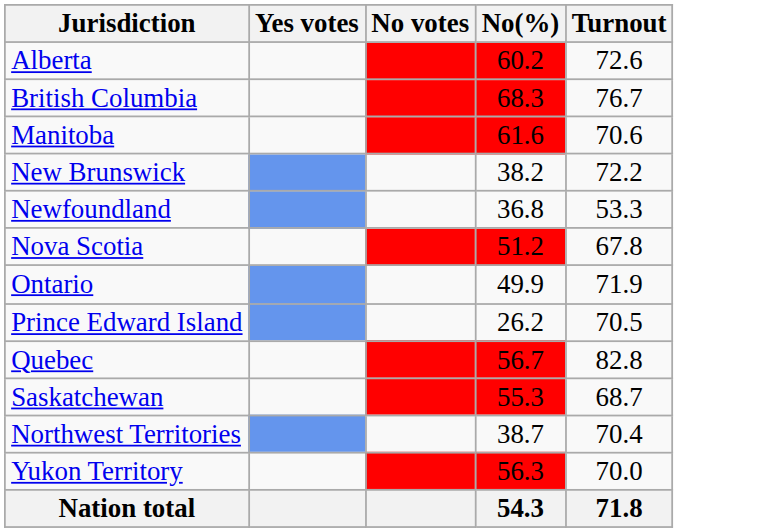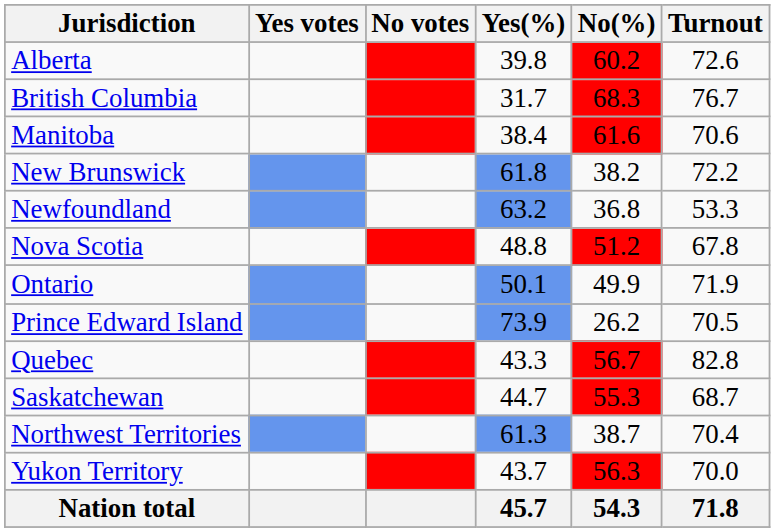+ column: (523, 23)
